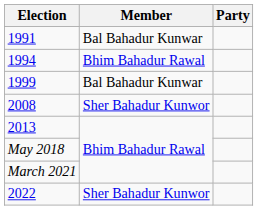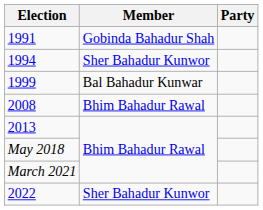(143, 37) Bal Bahadur Kunwar -> (149, 37) Gobinda Bahadur Shah
(144, 60) Bhim Bahadur Rawal -> (146, 60) Sher Bahadur Kunwor
(146, 104) Sher Bahadur Kunwor -> (144, 104) Bhim Bahadur Rawal
